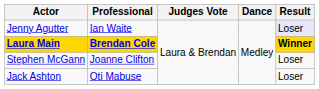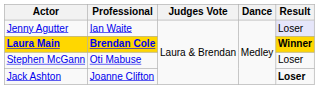(122, 60) Joanne Clifton -> (116, 60) Oti Mabuse
(116, 76) Oti Mabuse -> (122, 76) Joanne Clifton
(291, 76) normal -> (292, 76) bold
